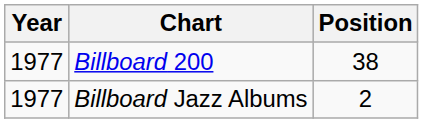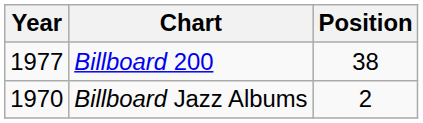(37, 99) 1977 -> (37, 99) 1970
